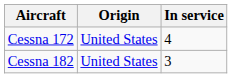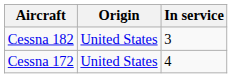rows swapped: (41, 38) <-> (41, 61)
